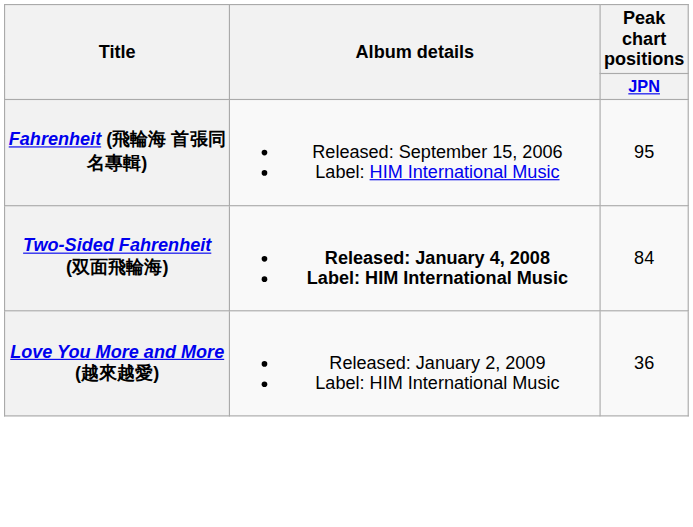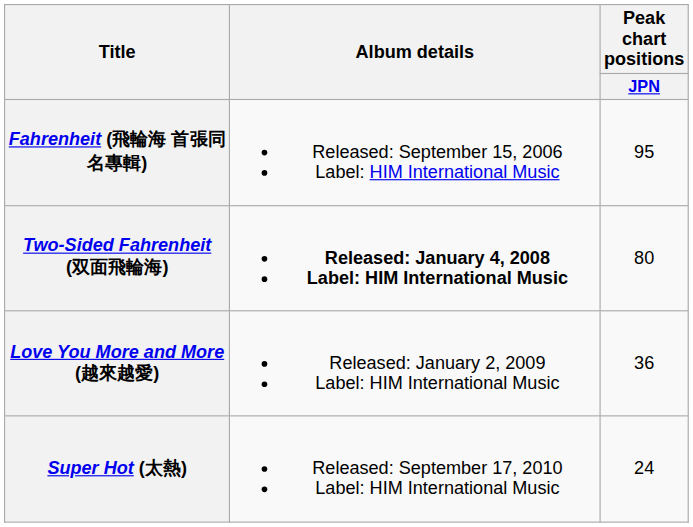(644, 257) 84 -> (644, 257) 80
+ row: (117, 468)
